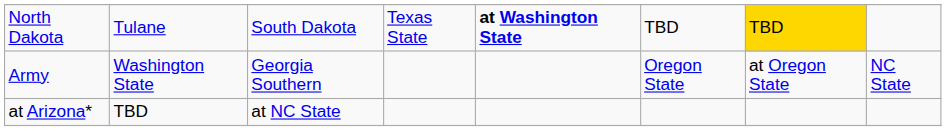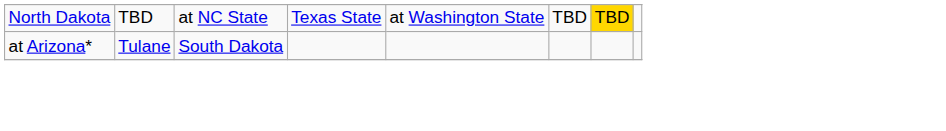(140, 27) Tulane -> (136, 18) TBD
(304, 27) South Dakota -> (223, 18) at NC State
(539, 27) bold -> (467, 18) normal
- row: (29, 74)
(131, 111) TBD -> (144, 45) Tulane
(296, 111) at NC State -> (231, 45) South Dakota
